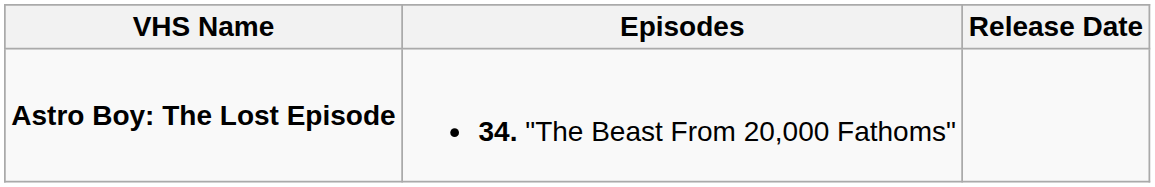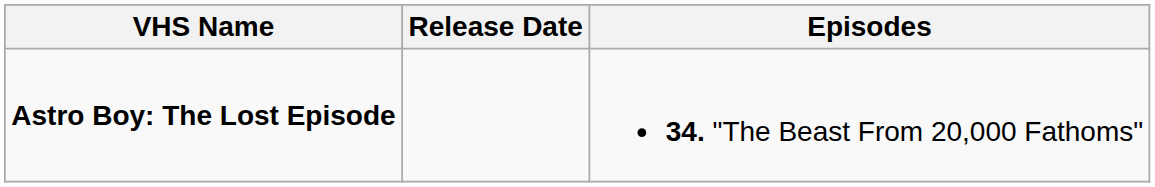columns swapped: (682, 26) <-> (1056, 26)
